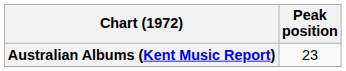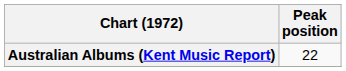(310, 54) 23 -> (310, 54) 22
